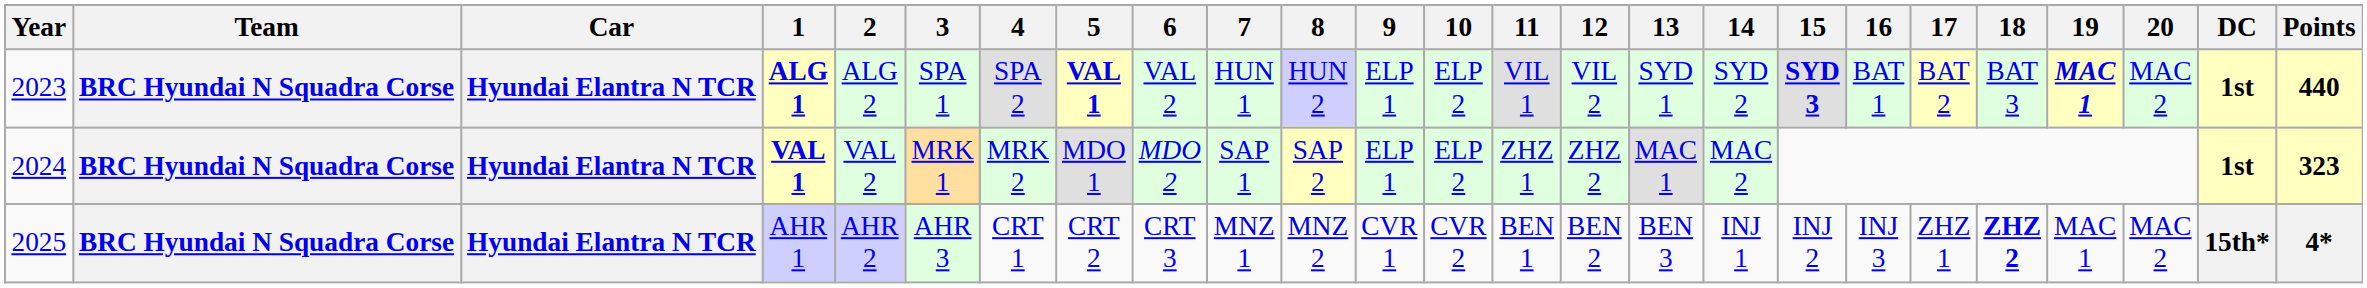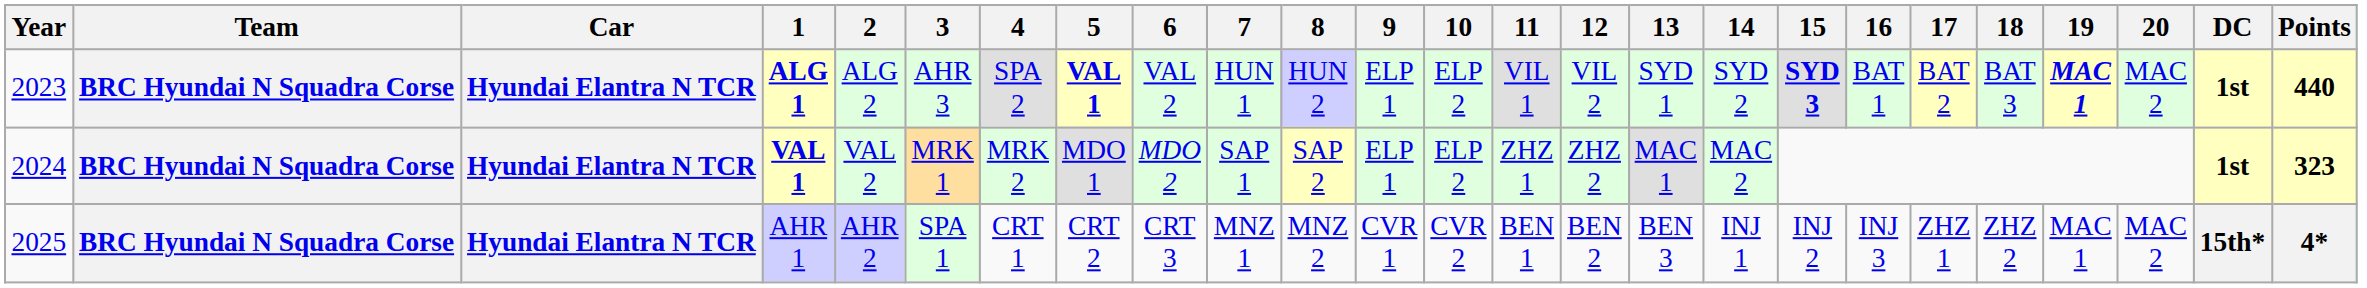(943, 87) SPA 1 -> (943, 87) AHR 3
(943, 242) AHR 3 -> (943, 242) SPA 1
(2012, 242) bold -> (2010, 242) normal
